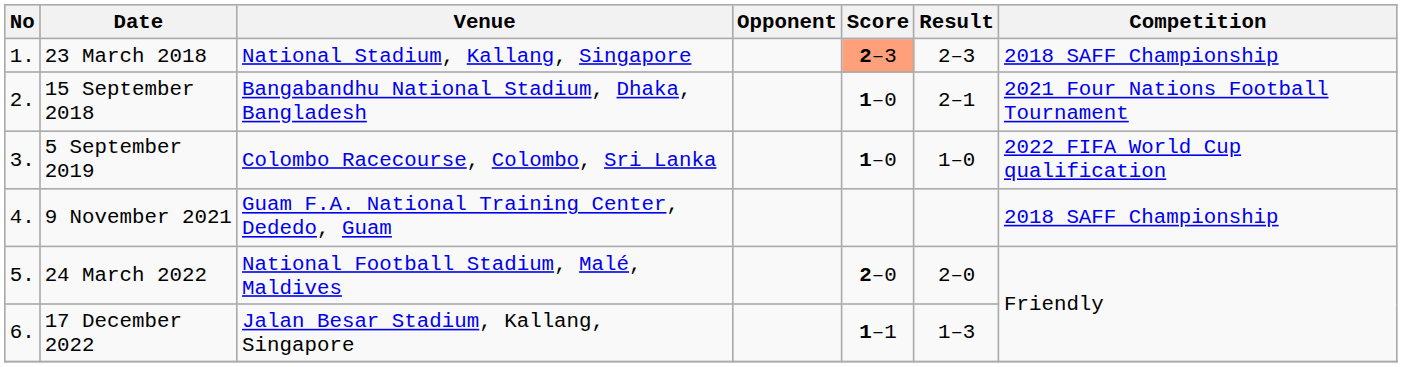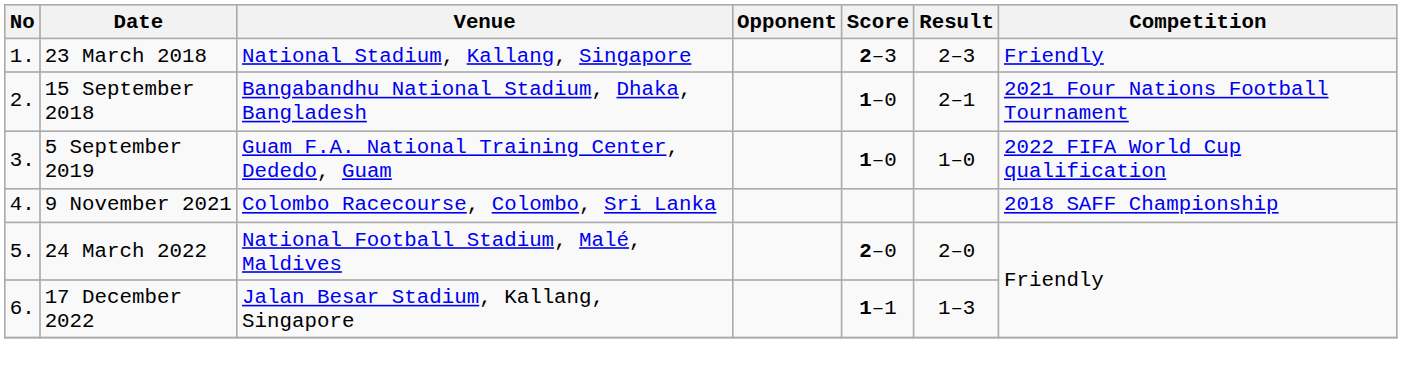(878, 56) lightsalmon background -> (878, 56) no background
(1141, 56) 2018 SAFF Championship -> (1054, 56) Friendly
(479, 159) Colombo Racecourse, Colombo, Sri Lanka -> (461, 159) Guam F.A. National Training Center, Dededo, Guam
(461, 217) Guam F.A. National Training Center, Dededo, Guam -> (479, 205) Colombo Racecourse, Colombo, Sri Lanka
